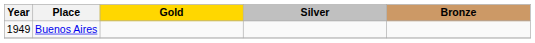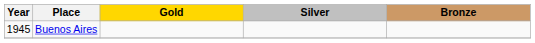(19, 29) 1949 -> (19, 29) 1945
